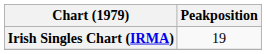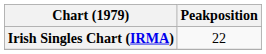(219, 37) 19 -> (219, 37) 22
